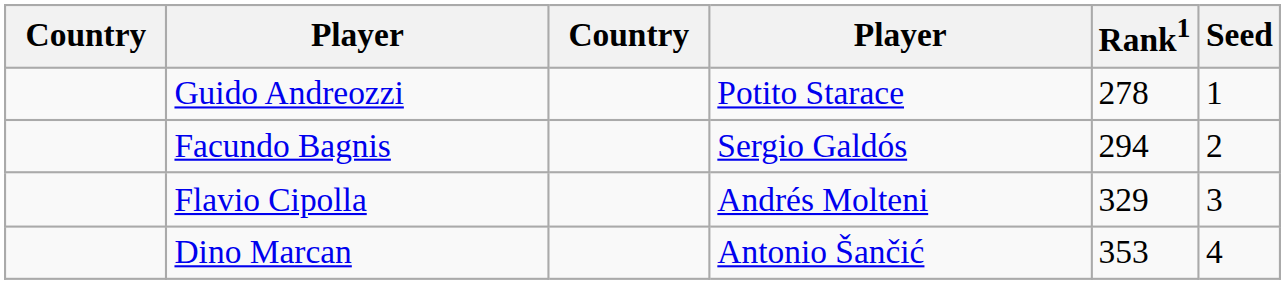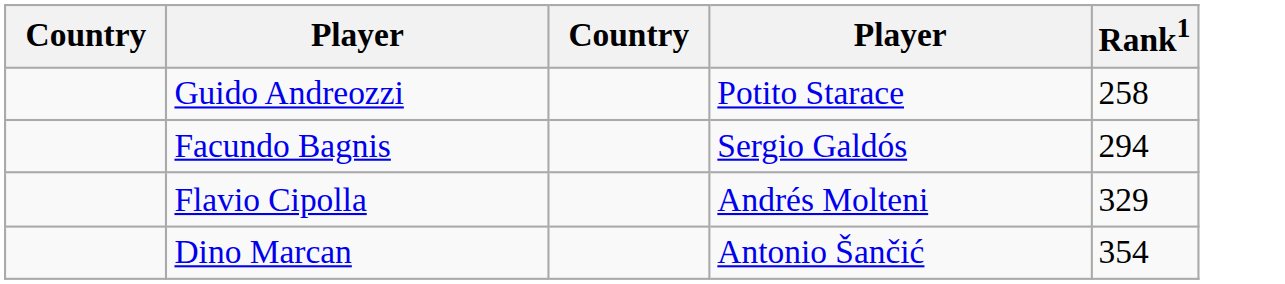- column: (1239, 35)
(1124, 93) 278 -> (1124, 93) 258
(1124, 252) 353 -> (1124, 252) 354
